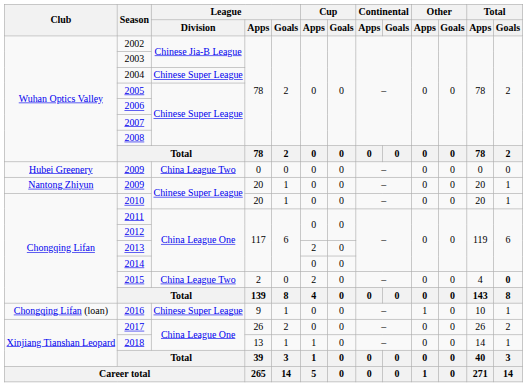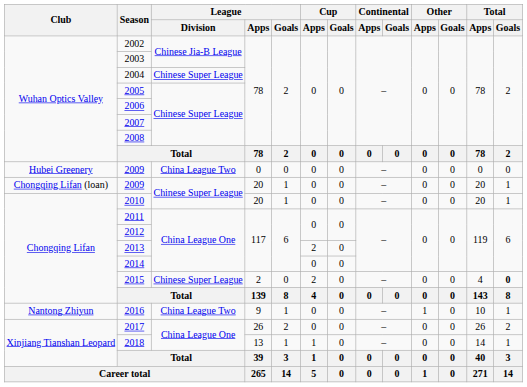(61, 185) Nantong Zhiyun -> (61, 185) Chongqing Lifan (loan)
(198, 279) China League Two -> (198, 279) Chinese Super League
(61, 311) Chongqing Lifan (loan) -> (61, 311) Nantong Zhiyun
(198, 311) Chinese Super League -> (198, 311) China League Two
